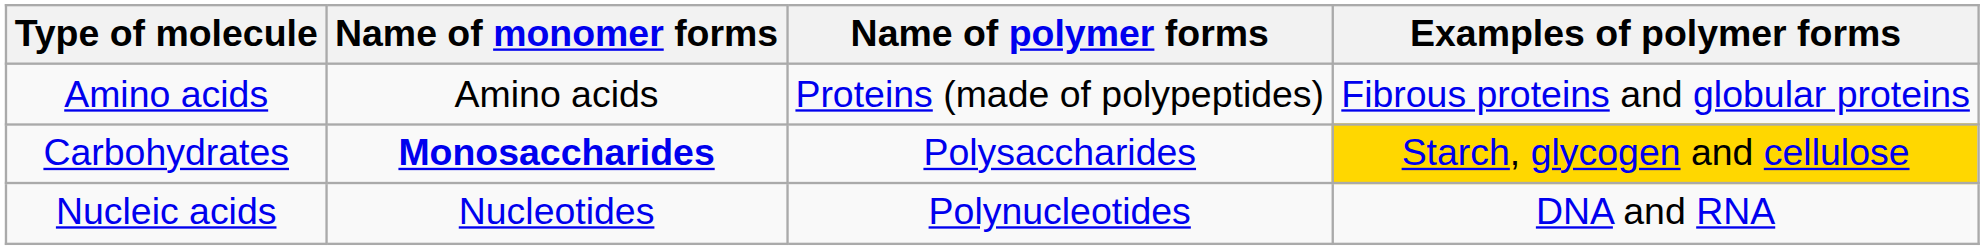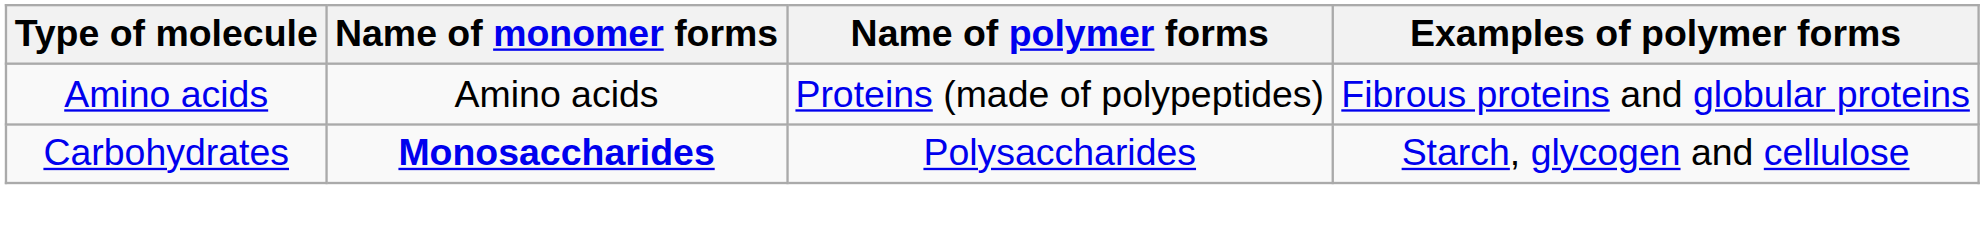(1656, 152) gold background -> (1656, 152) no background
- row: (166, 212)
